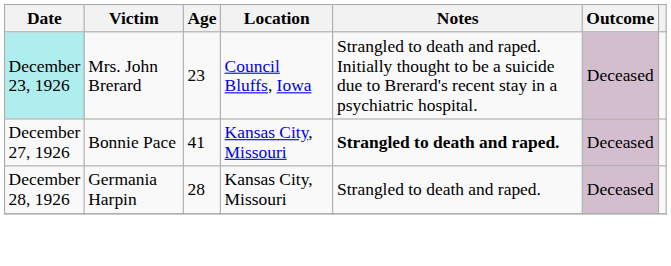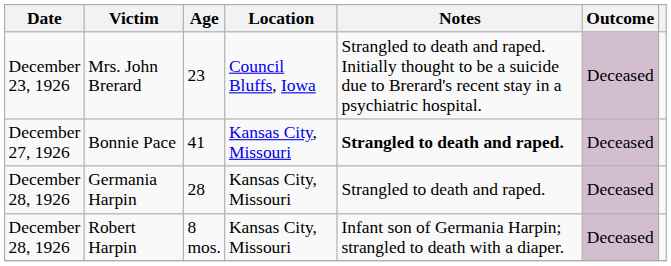(44, 75) paleturquoise background -> (44, 75) no background
+ row: (112, 236)
